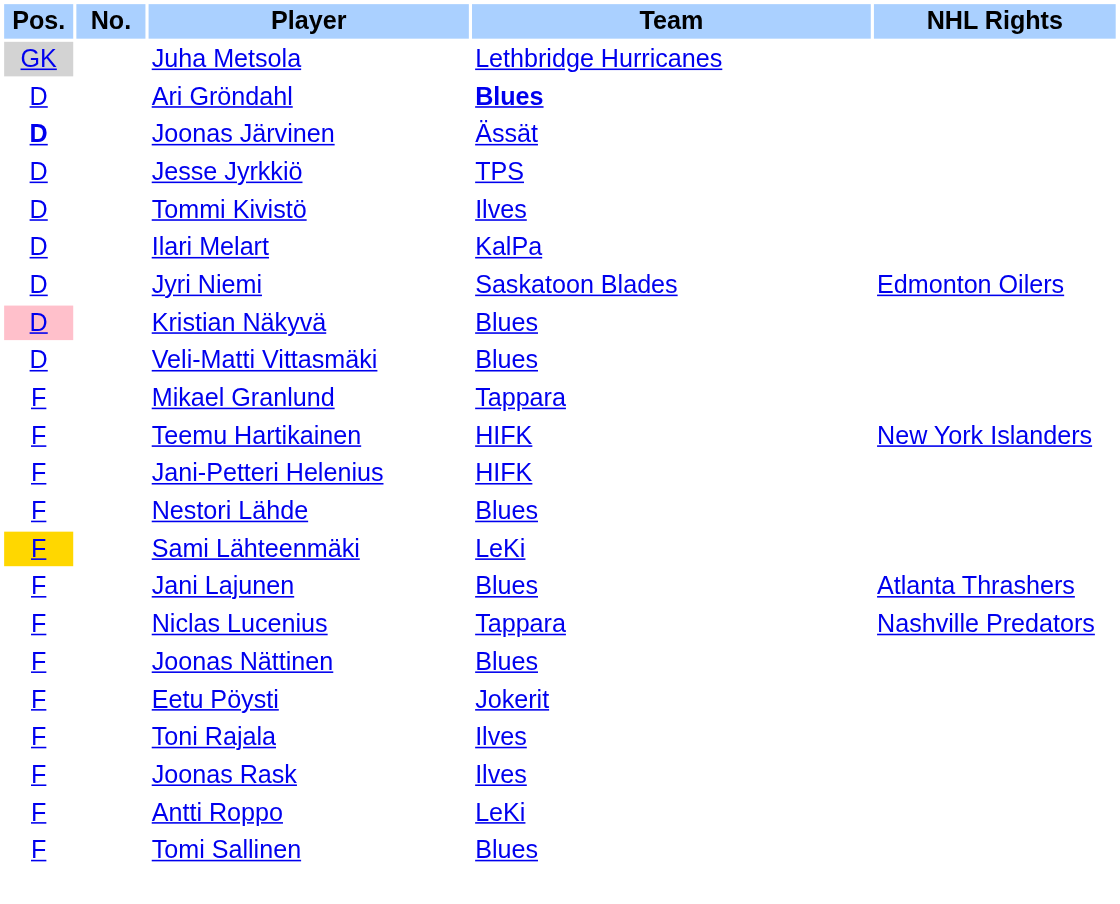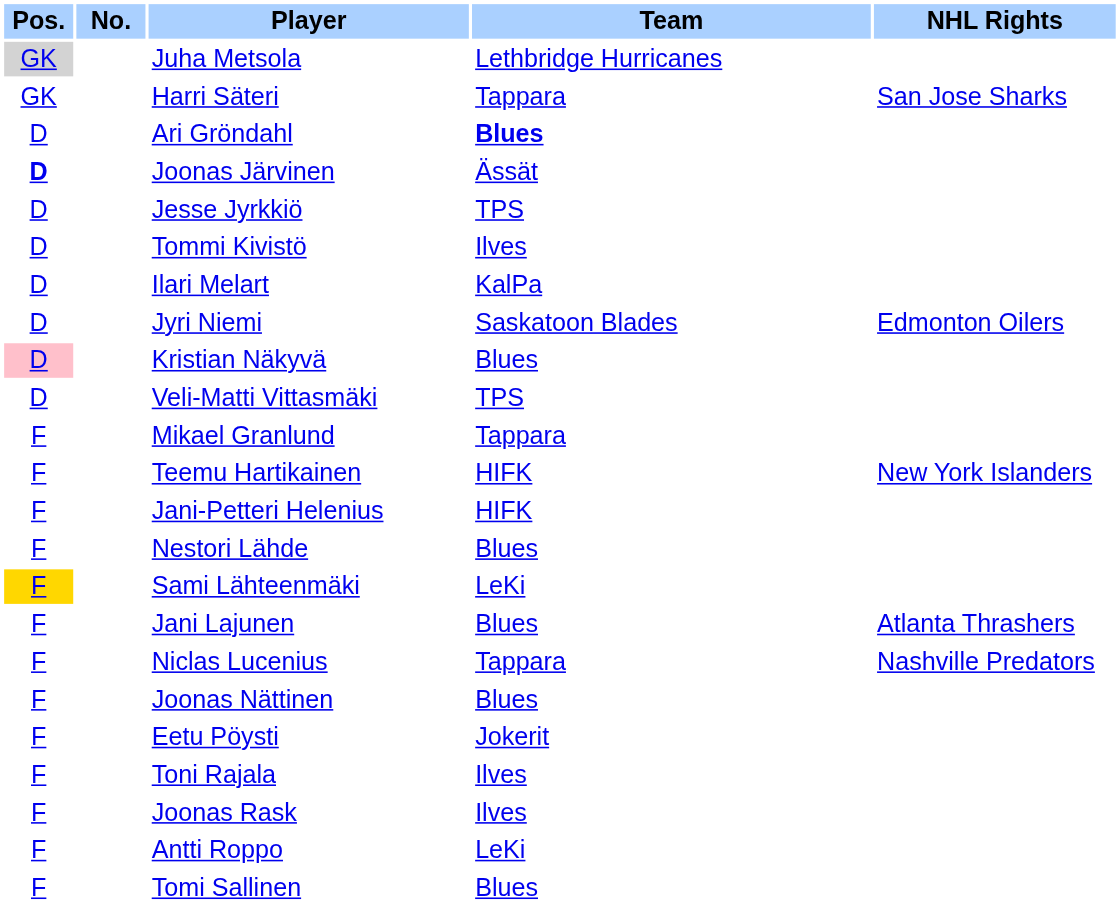+ row: (215, 96)
(507, 360) Blues -> (500, 397) TPS
